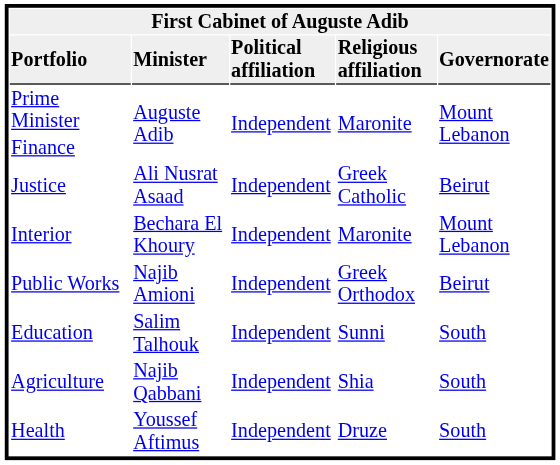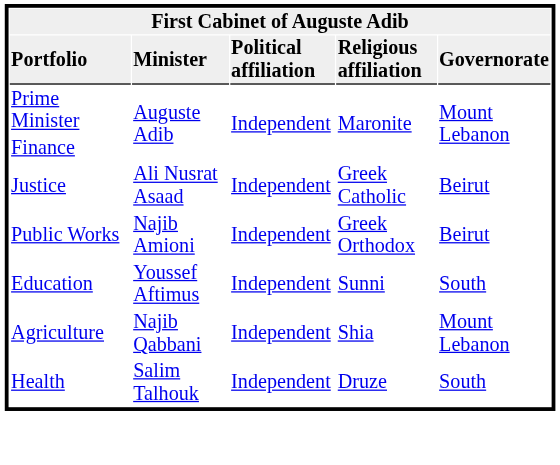- row: (41, 234)
(166, 332) Salim Talhouk -> (166, 283) Youssef Aftimus
(463, 381) South -> (474, 332) Mount Lebanon
(166, 431) Youssef Aftimus -> (166, 381) Salim Talhouk
